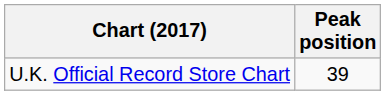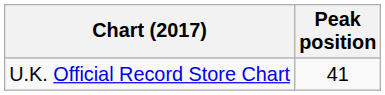(338, 74) 39 -> (338, 74) 41
